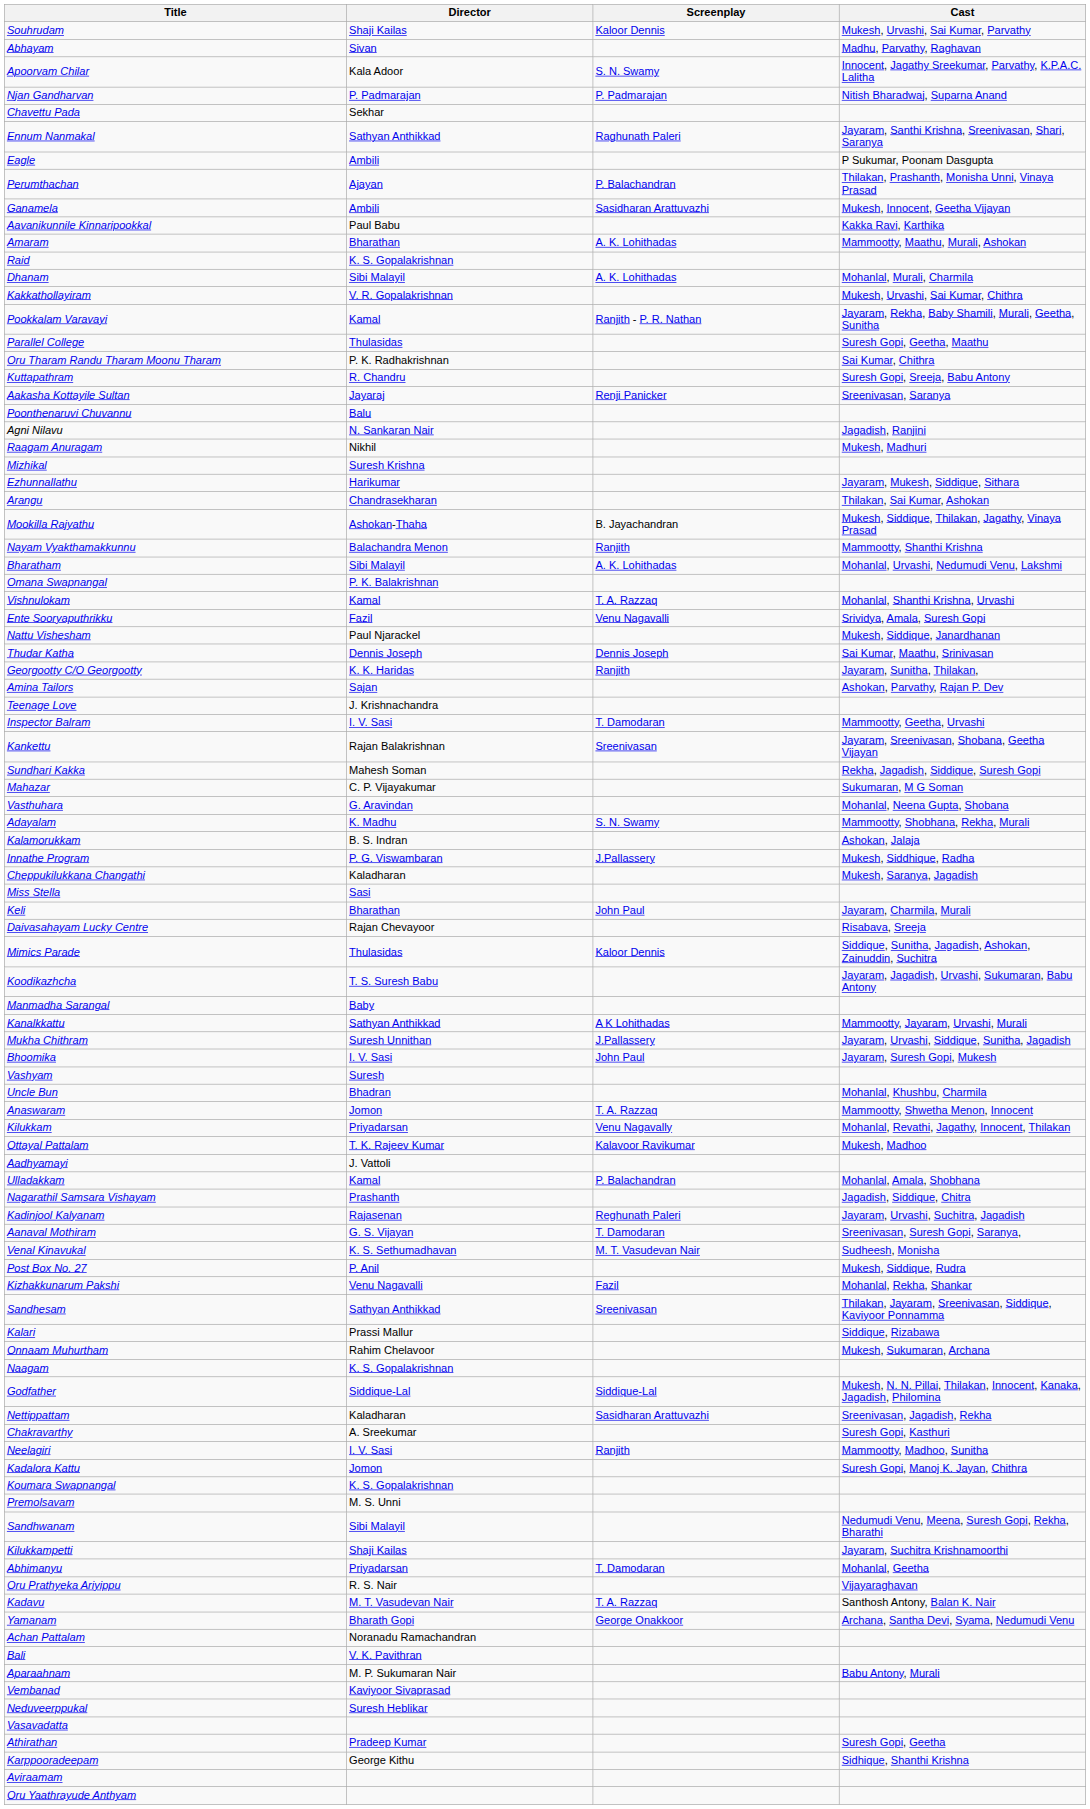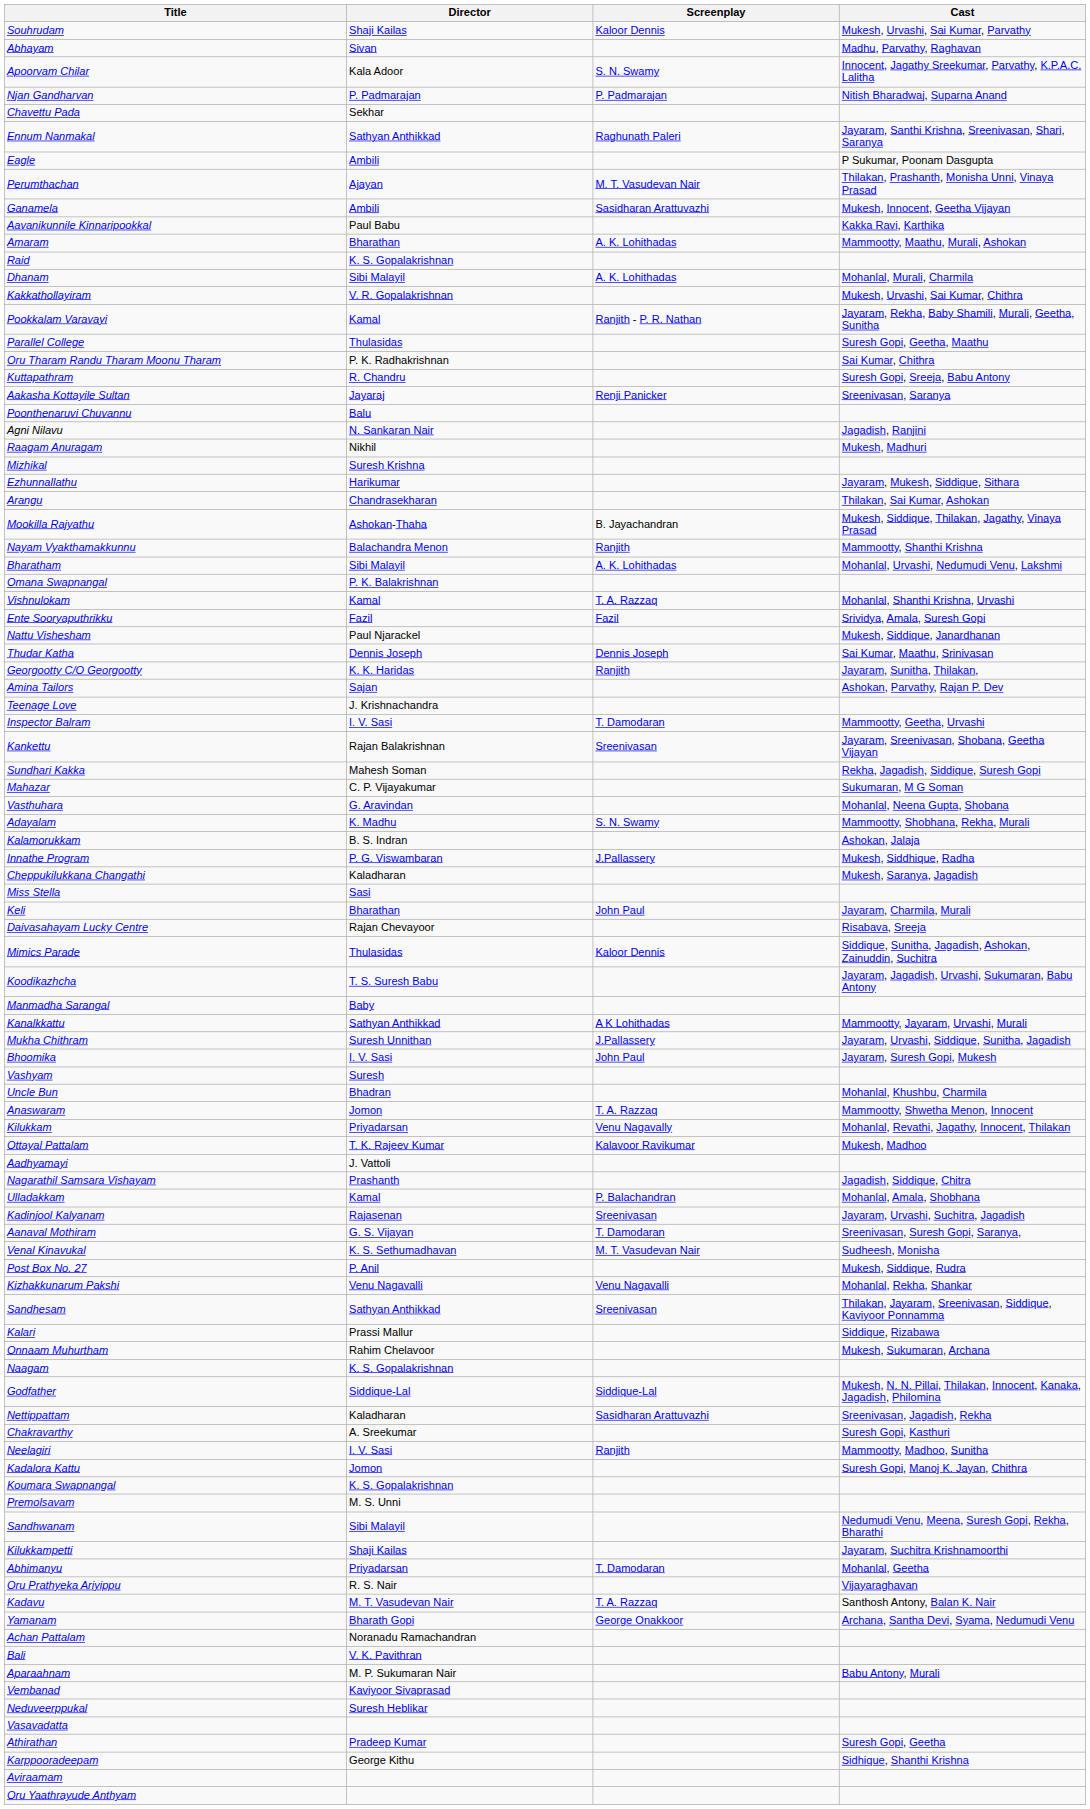(636, 184) P. Balachandran -> (648, 184) M. T. Vasudevan Nair
(632, 618) Venu Nagavalli -> (607, 618) Fazil
rows swapped: (81, 1198) <-> (36, 1180)
(638, 1215) Reghunath Paleri -> (626, 1215) Sreenivasan
(607, 1285) Fazil -> (632, 1285) Venu Nagavalli
